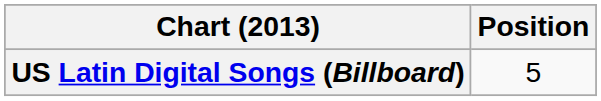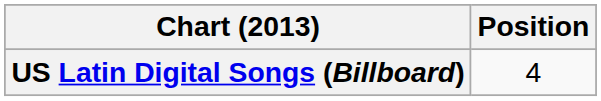(533, 71) 5 -> (533, 71) 4
